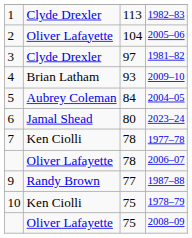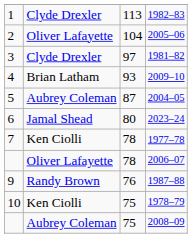(129, 98) 84 -> (129, 98) 87
(129, 181) 77 -> (129, 181) 76
(70, 222) Oliver Lafayette -> (72, 222) Aubrey Coleman
